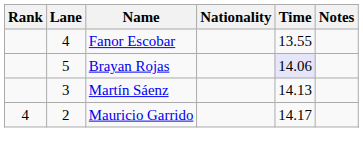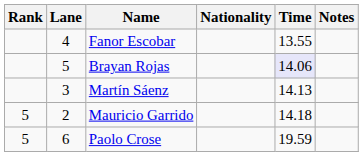(25, 115) 4 -> (25, 115) 5
(295, 115) 14.17 -> (295, 115) 14.18
+ row: (125, 139)
